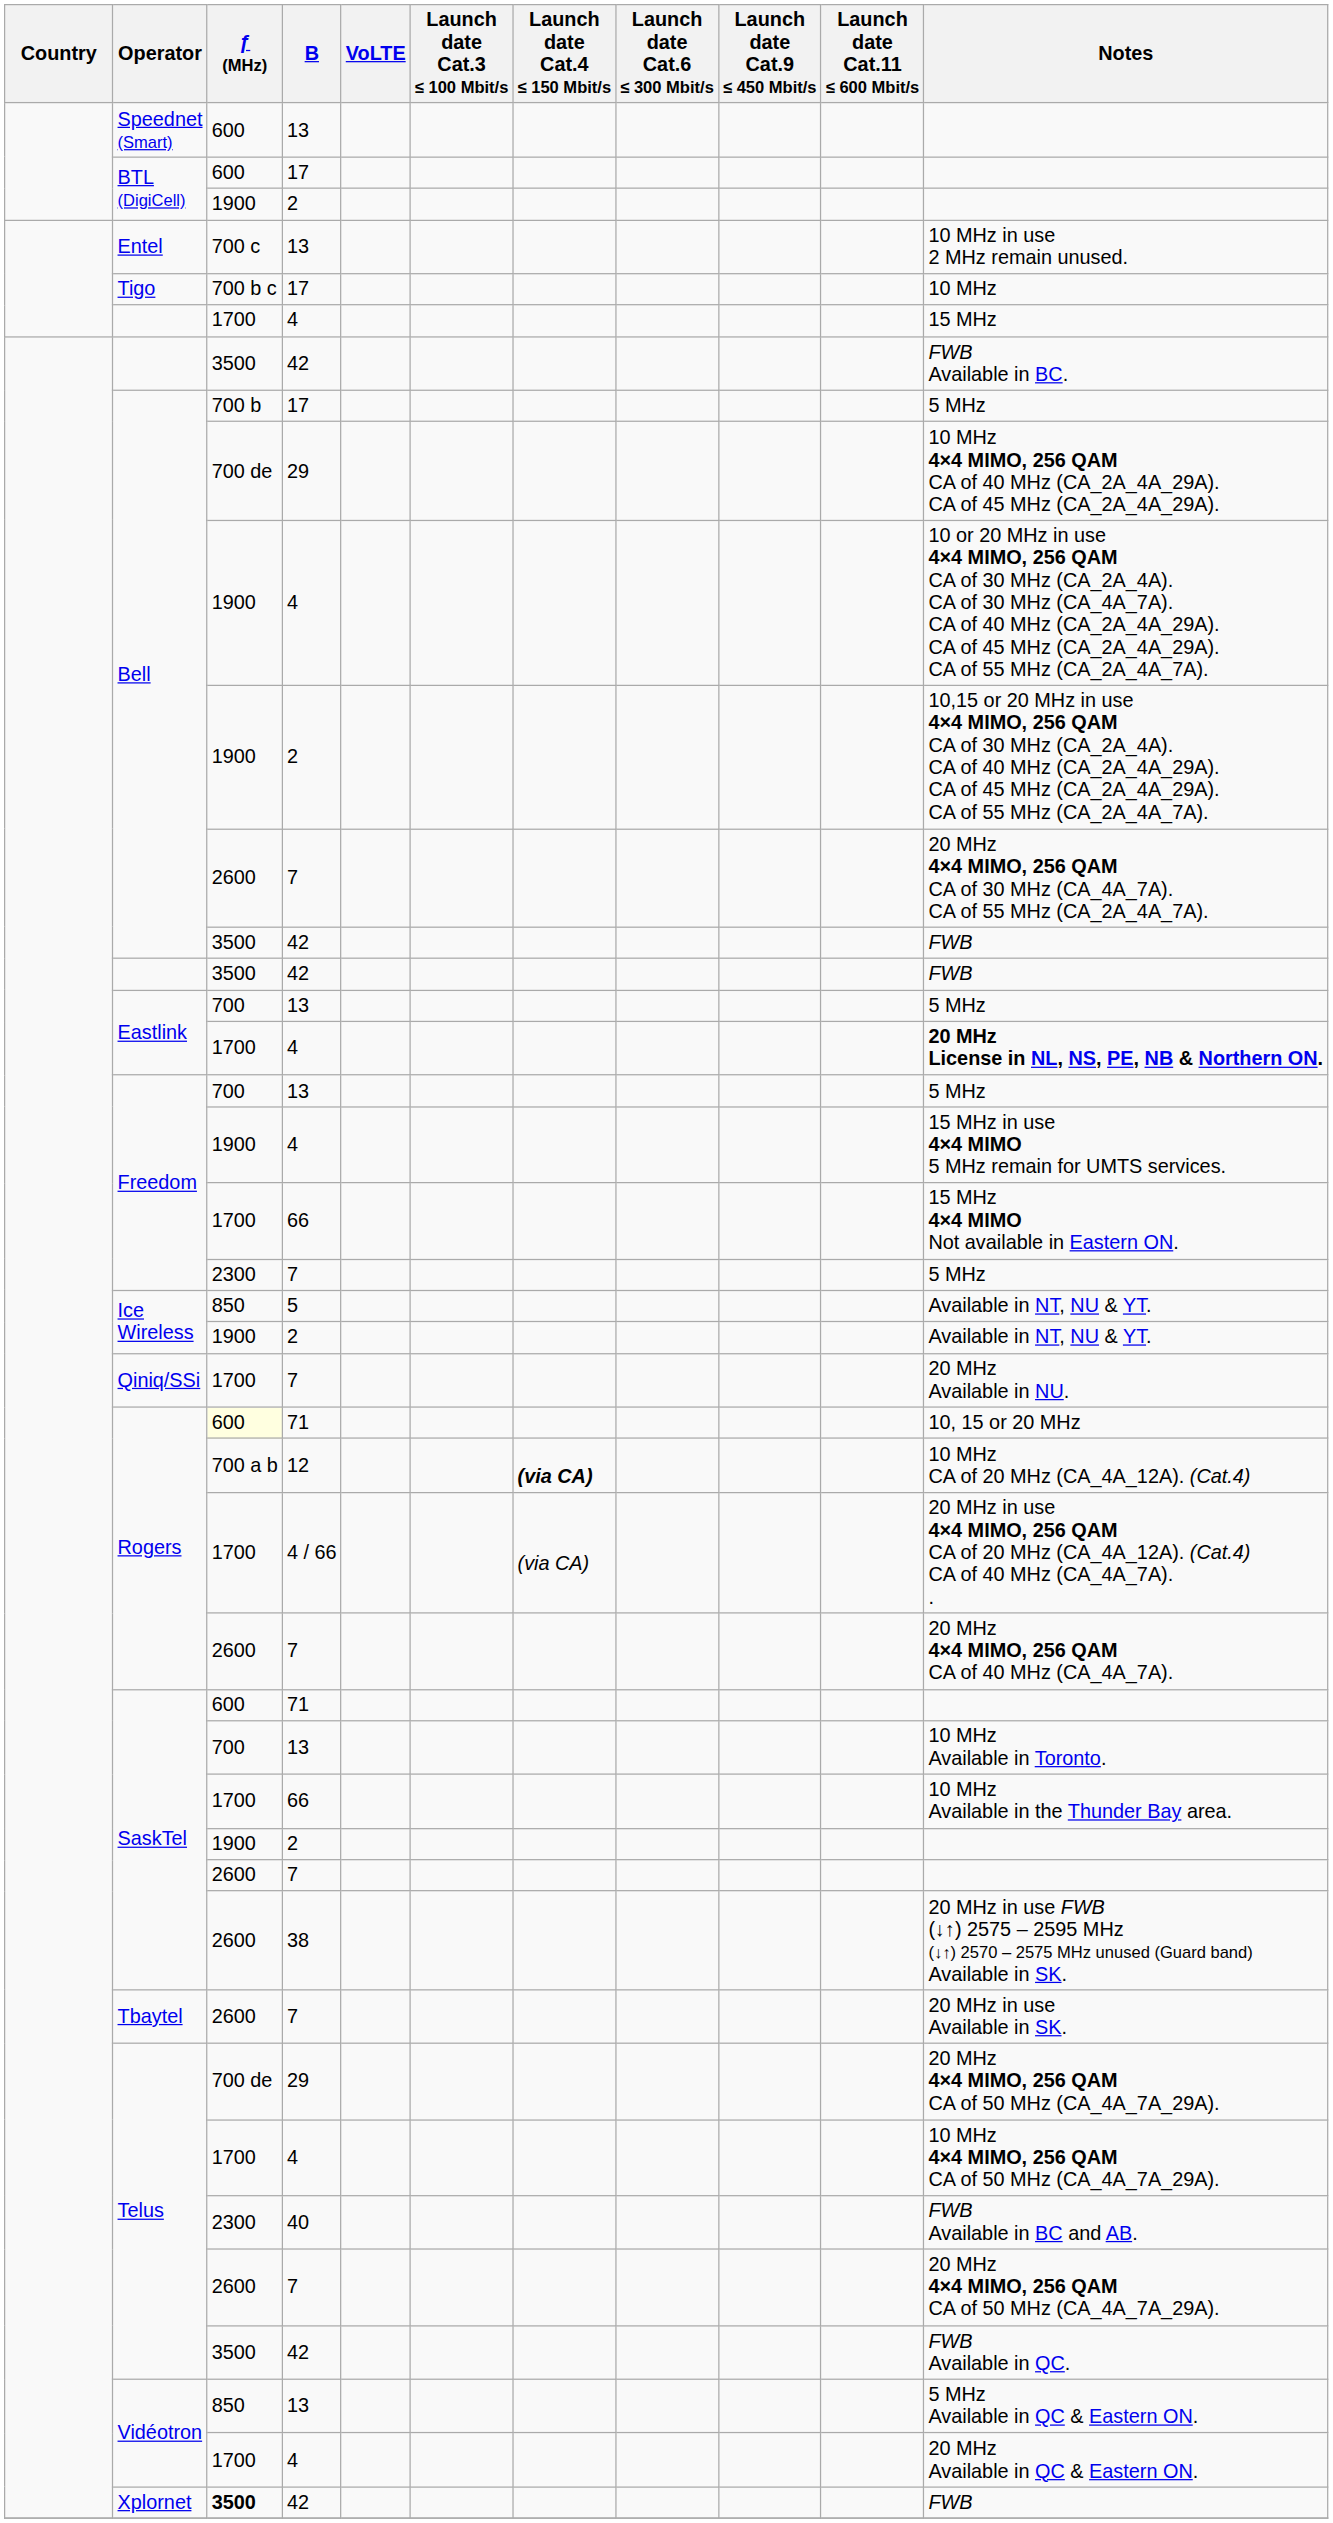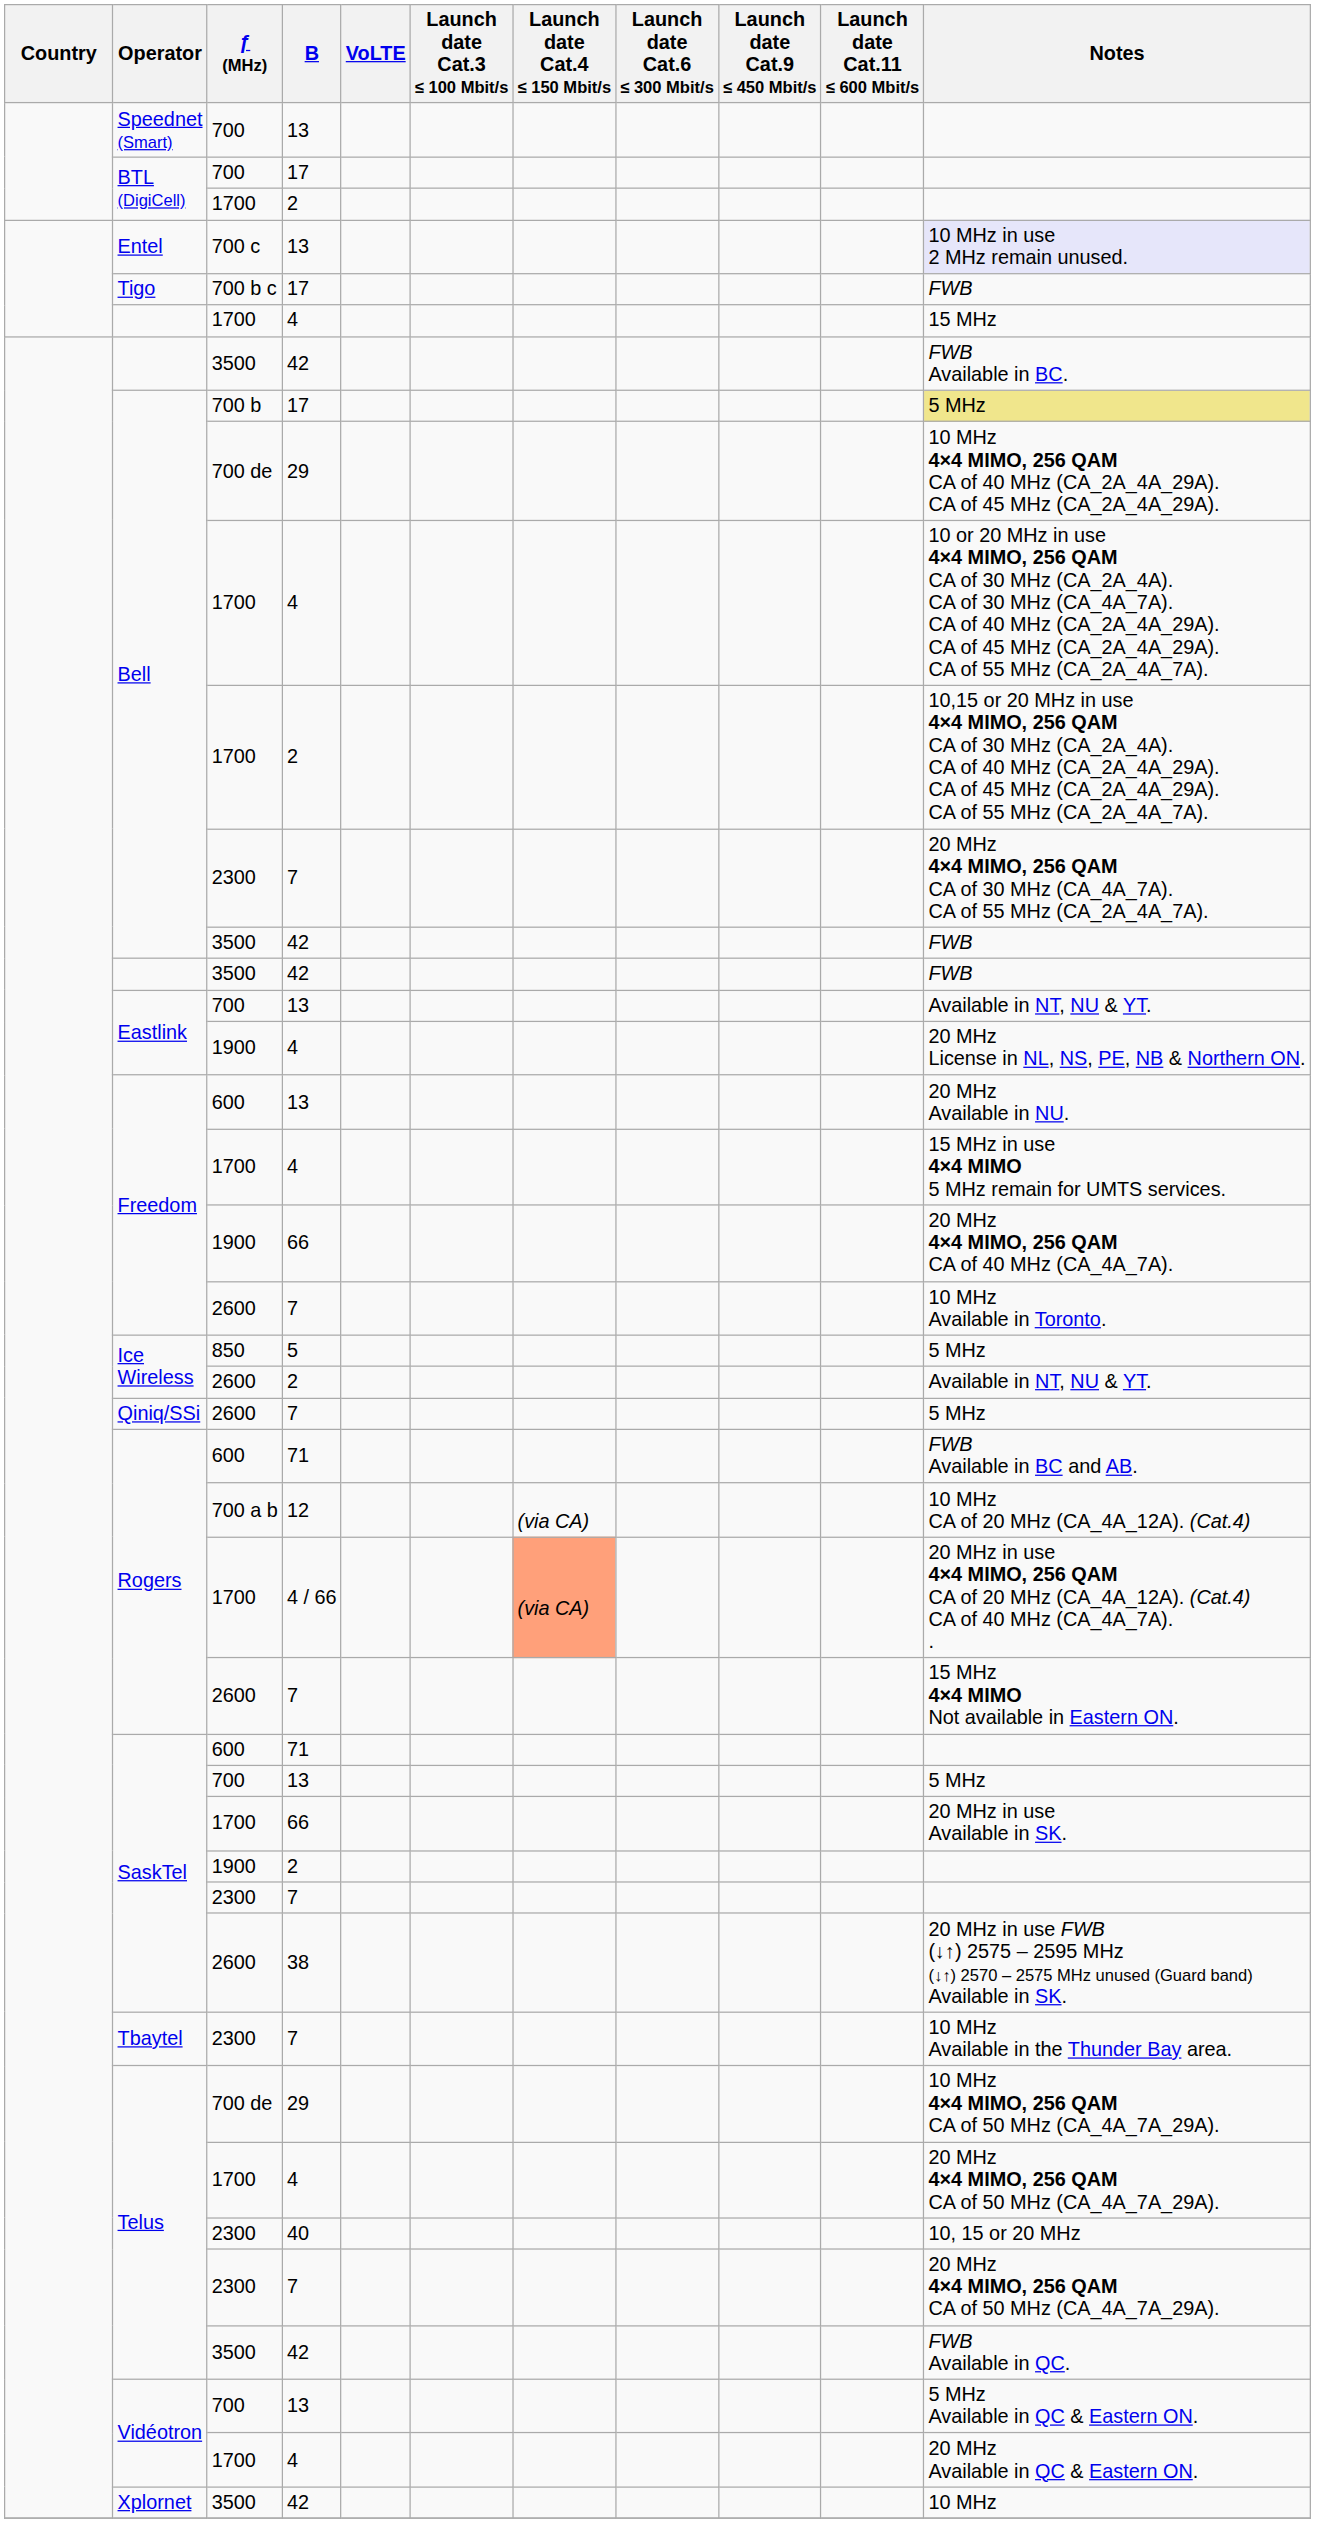(228, 129) 600 -> (228, 129) 700
(228, 172) 600 -> (228, 172) 700
(234, 203) 1900 -> (234, 203) 1700
(1028, 246) no background -> (1028, 246) lavender background
(963, 289) 10 MHz -> (950, 289) FWB
(957, 405) no background -> (957, 405) khaki background
(234, 602) 1900 -> (234, 602) 1700
(234, 756) 1900 -> (234, 756) 1700
(234, 877) 2600 -> (234, 877) 2300
(957, 1005) 5 MHz -> (1040, 1005) Available in NT, NU & YT.
(234, 1048) 1700 -> (234, 1048) 1900
(1126, 1048) bold -> (1117, 1048) normal
(228, 1090) 700 -> (228, 1101) 600
(957, 1090) 5 MHz -> (999, 1101) 20 MHz Available in NU.
(234, 1144) 1900 -> (234, 1166) 1700
(234, 1220) 1700 -> (234, 1243) 1900
(1054, 1220) 15 MHz 4×4 MIMO Not available in Eastern ON. -> (1051, 1243) 20 MHz 4×4 MIMO, 256 QAM CA of 40 MHz (CA_4A_7A).
(234, 1274) 2300 -> (234, 1307) 2600
(957, 1274) 5 MHz -> (1017, 1307) 10 MHz Available in Toronto.
(1040, 1305) Available in NT, NU & YT. -> (957, 1350) 5 MHz
(234, 1337) 1900 -> (234, 1382) 2600
(234, 1380) 1700 -> (234, 1413) 2600
(999, 1380) 20 MHz Available in NU. -> (957, 1413) 5 MHz
(228, 1422) lightyellow background -> (228, 1456) no background
(1005, 1422) 10, 15 or 20 MHz -> (1033, 1456) FWB Available in BC and AB.
(555, 1476) bold -> (553, 1521) normal
(553, 1563) no background -> (553, 1608) lightsalmon background
(1051, 1650) 20 MHz 4×4 MIMO, 256 QAM CA of 40 MHz (CA_4A_7A). -> (1054, 1695) 15 MHz 4×4 MIMO Not available in Eastern ON.
(1017, 1747) 10 MHz Available in Toronto. -> (957, 1780) 5 MHz
(1080, 1801) 10 MHz Available in the Thunder Bay area. -> (998, 1823) 20 MHz in use Available in SK.
(234, 1875) 2600 -> (234, 1897) 2300
(234, 2016) 2600 -> (234, 2038) 2300
(998, 2016) 20 MHz in use Available in SK. -> (1080, 2038) 10 MHz Available in the Thunder Bay area.
(1074, 2081) 20 MHz 4×4 MIMO, 256 QAM CA of 50 MHz (CA_4A_7A_29A). -> (1074, 2103) 10 MHz 4×4 MIMO, 256 QAM CA of 50 MHz (CA_4A_7A_29A).
(1074, 2157) 10 MHz 4×4 MIMO, 256 QAM CA of 50 MHz (CA_4A_7A_29A). -> (1074, 2179) 20 MHz 4×4 MIMO, 256 QAM CA of 50 MHz (CA_4A_7A_29A).
(1033, 2222) FWB Available in BC and AB. -> (1005, 2233) 10, 15 or 20 MHz
(234, 2287) 2600 -> (234, 2287) 2300
(228, 2405) 850 -> (228, 2405) 700
(234, 2502) bold -> (234, 2502) normal
(950, 2502) FWB -> (963, 2502) 10 MHz
